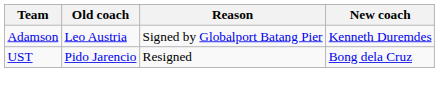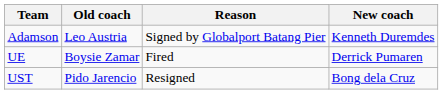+ row: (16, 57)
